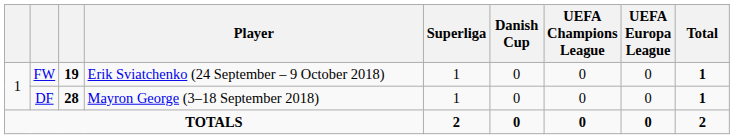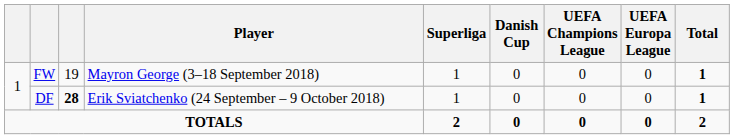(71, 74) bold -> (71, 74) normal
(236, 74) Erik Sviatchenko (24 September – 9 October 2018) -> (203, 74) Mayron George (3–18 September 2018)
(203, 98) Mayron George (3–18 September 2018) -> (236, 98) Erik Sviatchenko (24 September – 9 October 2018)
